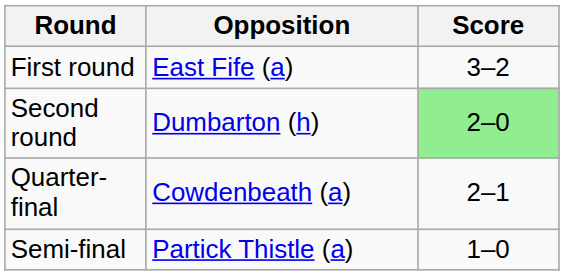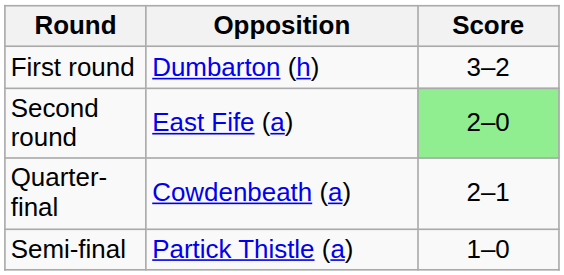(223, 67) East Fife (a) -> (236, 67) Dumbarton (h)
(236, 122) Dumbarton (h) -> (223, 122) East Fife (a)
